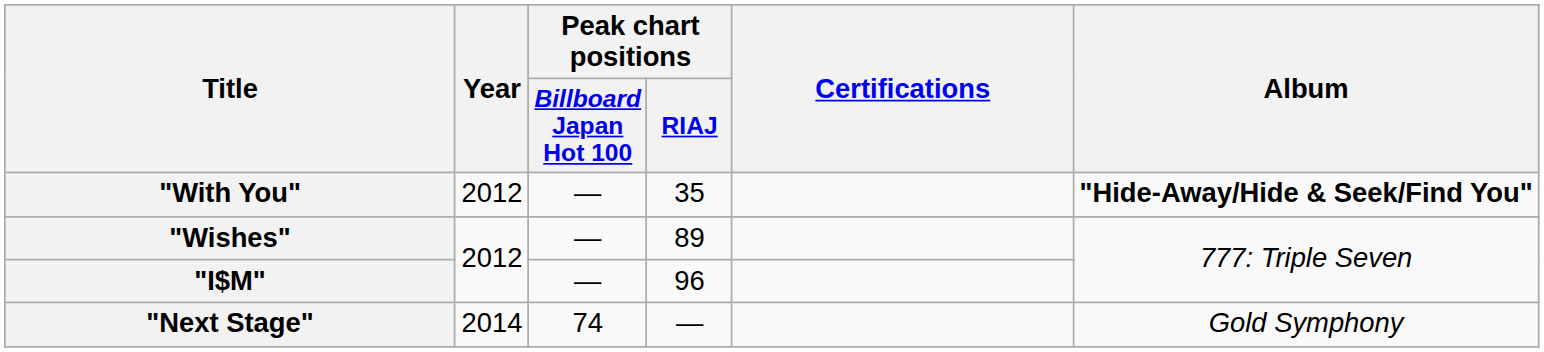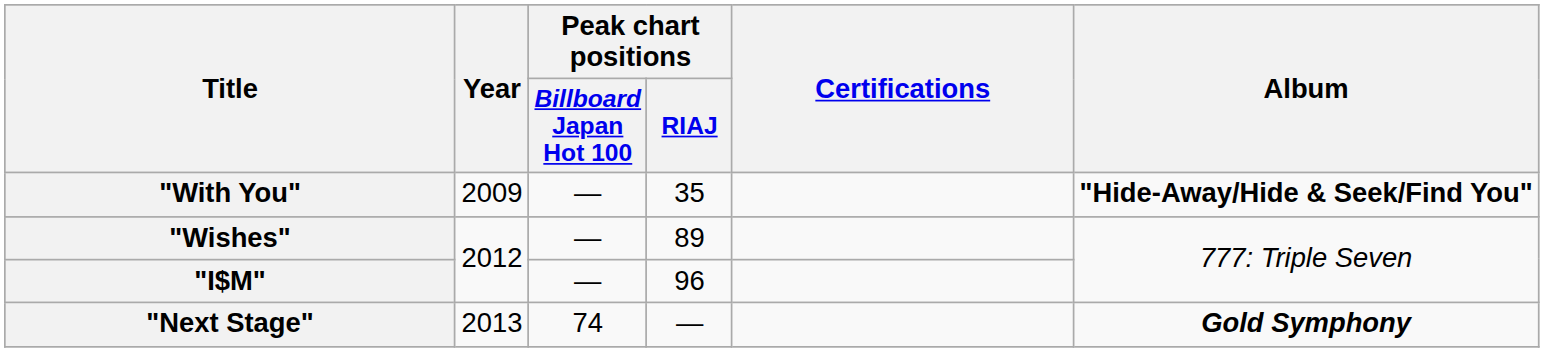(492, 193) 2012 -> (492, 193) 2009
(492, 324) 2014 -> (492, 324) 2013
(1306, 324) normal -> (1306, 324) bold
